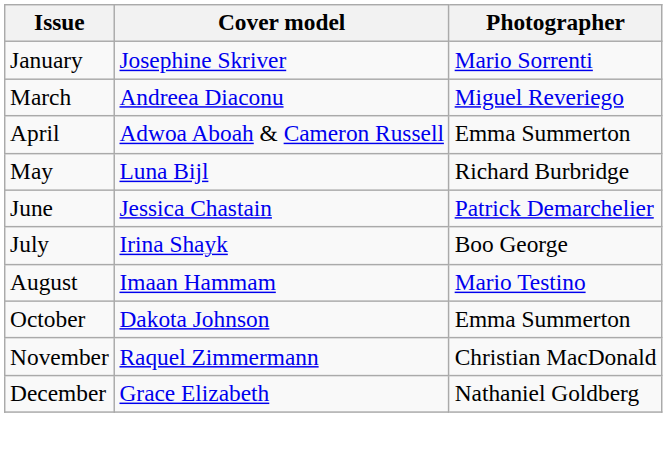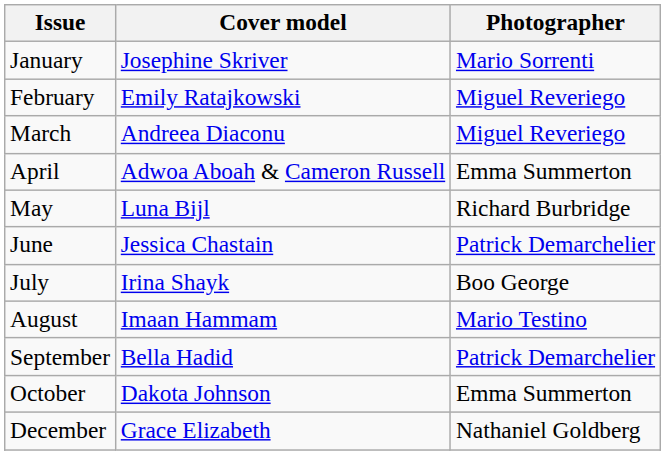+ row: (52, 97)
+ row: (60, 356)
- row: (59, 356)
